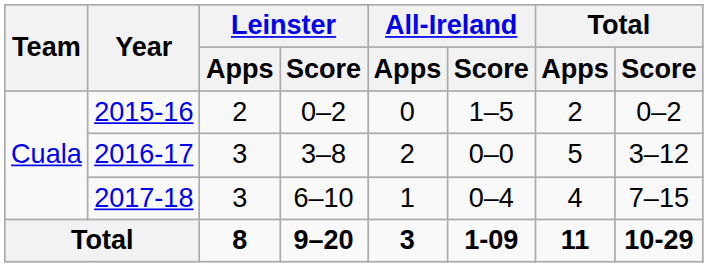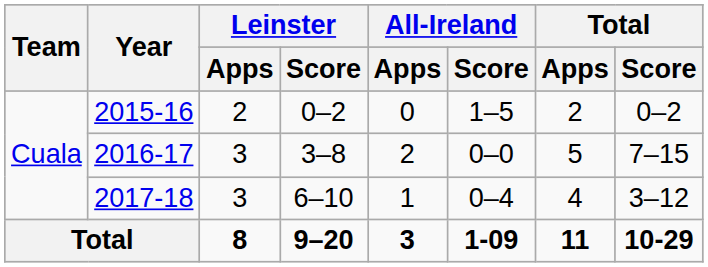(659, 154) 3–12 -> (659, 154) 7–15
(659, 197) 7–15 -> (659, 197) 3–12
